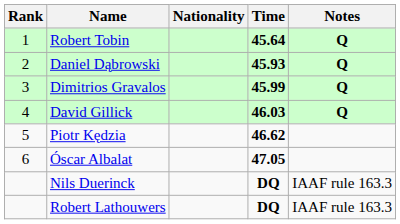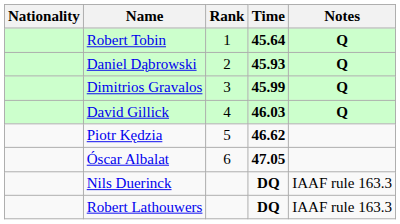columns swapped: (25, 16) <-> (209, 16)
